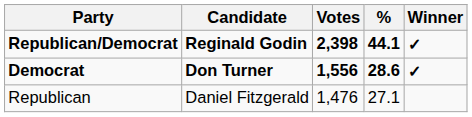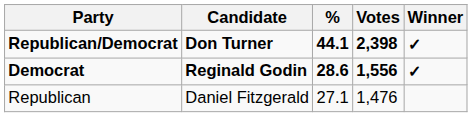columns swapped: (338, 17) <-> (384, 17)
(246, 44) Reginald Godin -> (229, 44) Don Turner
(229, 71) Don Turner -> (246, 71) Reginald Godin
